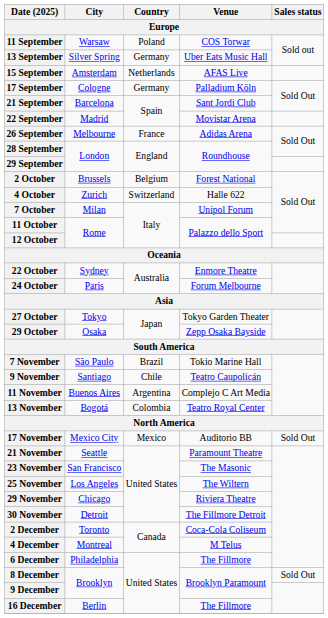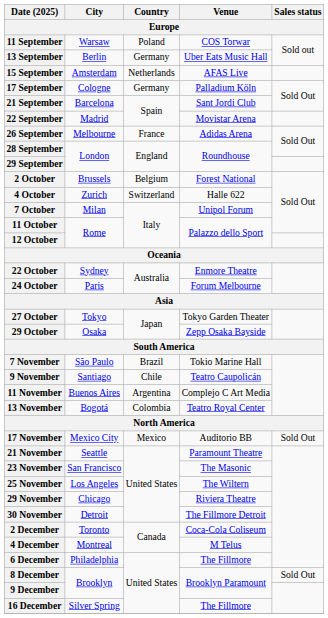(94, 57) Silver Spring -> (94, 57) Berlin
(94, 605) Berlin -> (94, 605) Silver Spring
